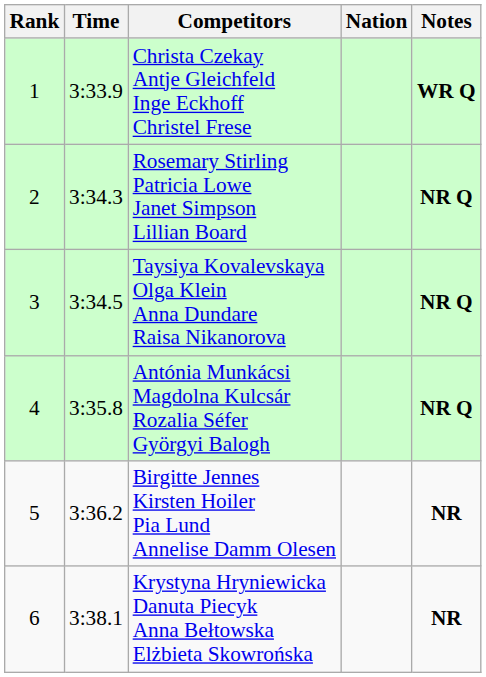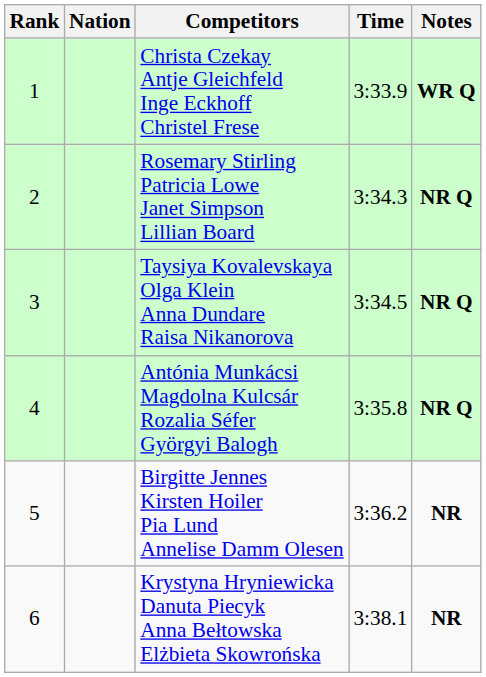columns swapped: (377, 21) <-> (96, 21)
